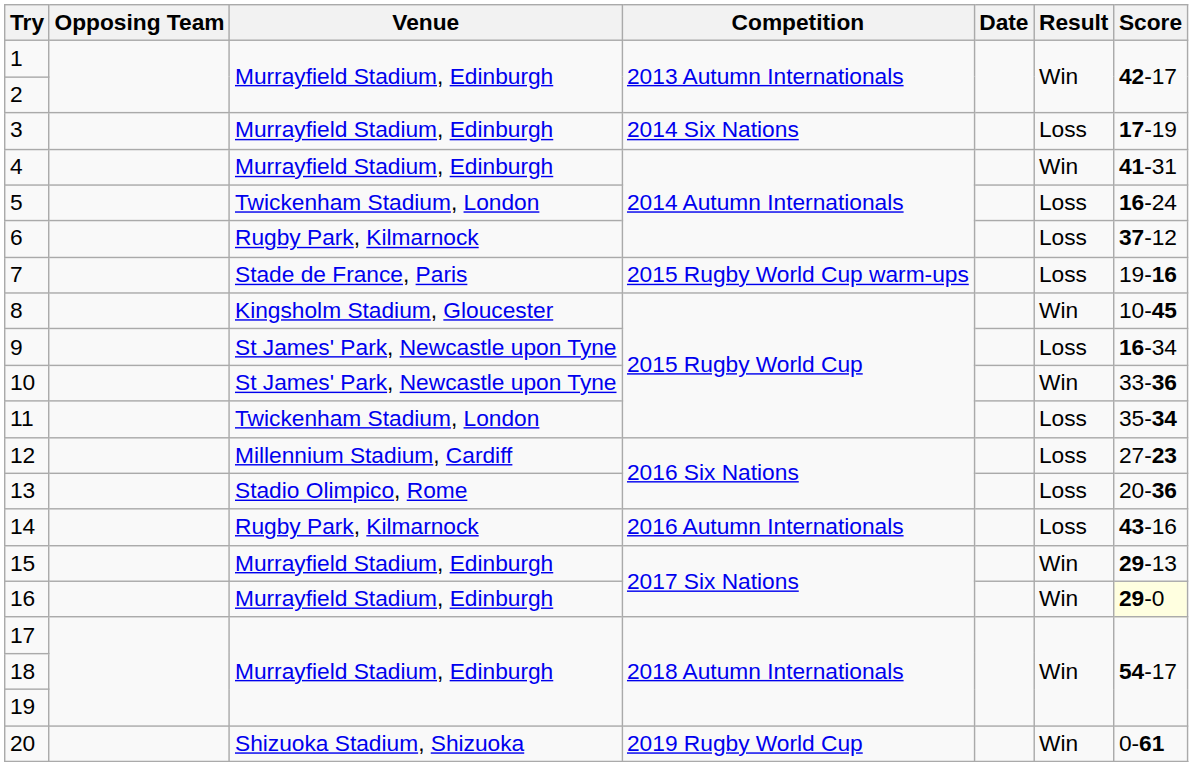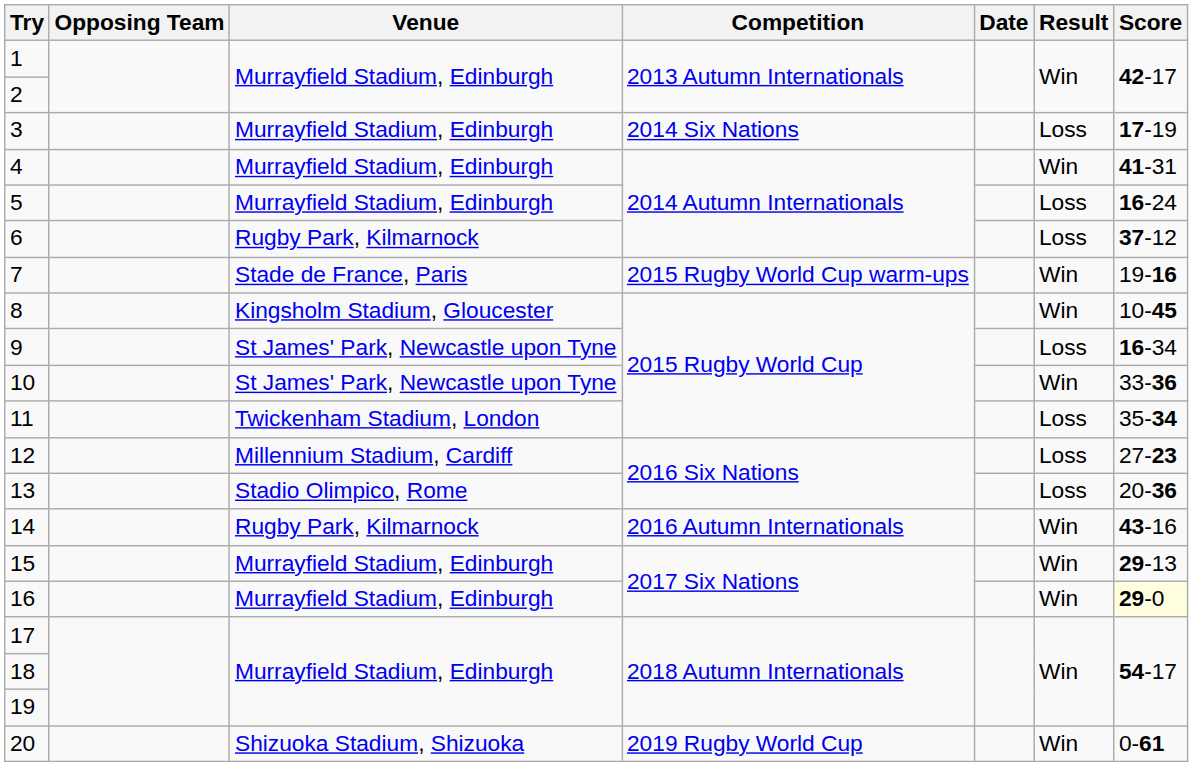(387, 202) Twickenham Stadium, London -> (394, 202) Murrayfield Stadium, Edinburgh
(1063, 274) Loss -> (1059, 274) Win
(1063, 526) Loss -> (1059, 526) Win
